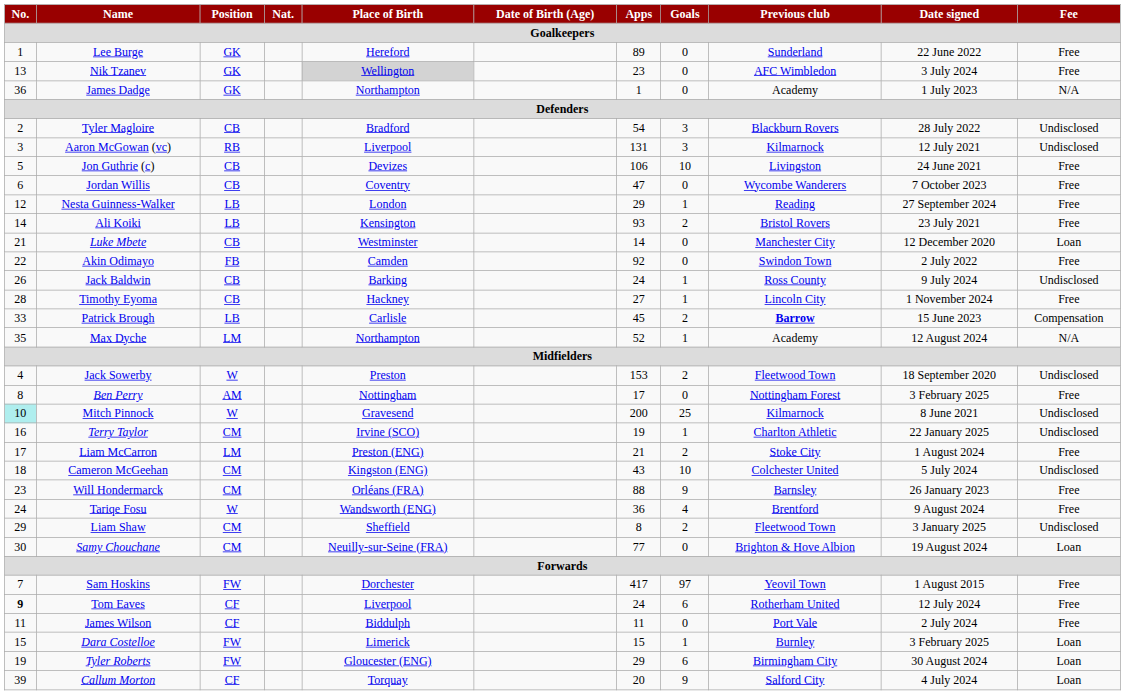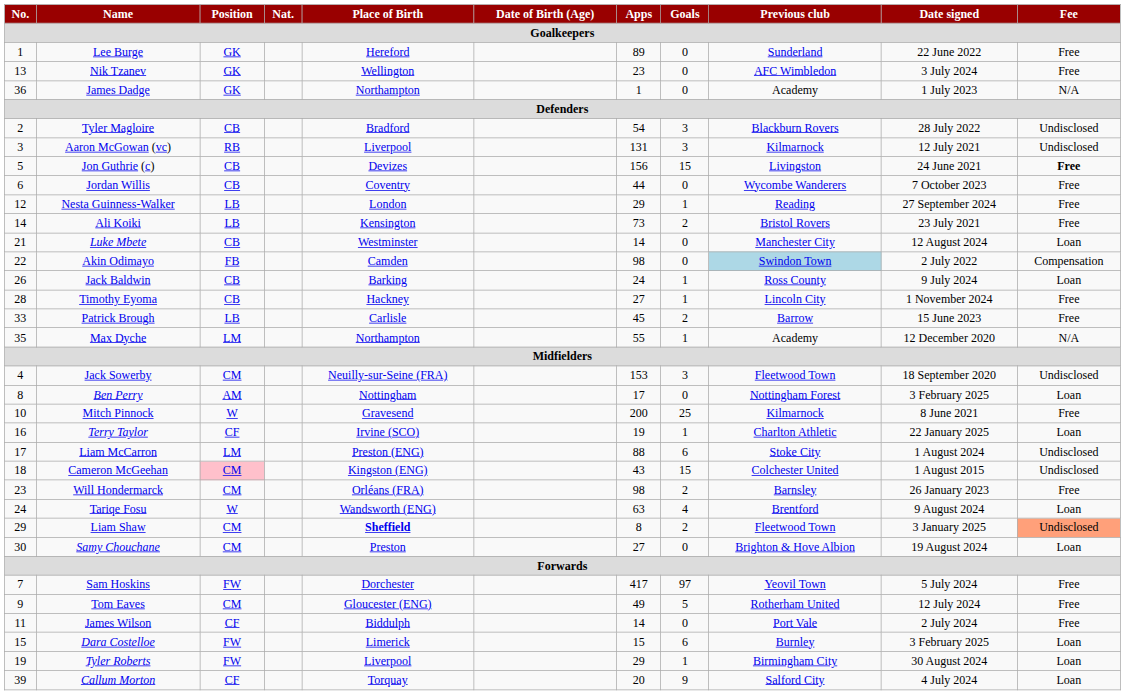(388, 71) lightgrey background -> (388, 71) no background
(639, 166) 106 -> (639, 166) 156
(685, 166) 10 -> (685, 166) 15
(1069, 166) normal -> (1069, 166) bold
(639, 185) 47 -> (639, 185) 44
(639, 223) 93 -> (639, 223) 73
(949, 242) 12 December 2020 -> (949, 242) 12 August 2024
(639, 261) 92 -> (639, 261) 98
(795, 261) no background -> (795, 261) lightblue background
(1069, 261) Free -> (1069, 261) Compensation
(1069, 280) Undisclosed -> (1069, 280) Loan
(795, 318) bold -> (795, 318) normal
(1069, 318) Compensation -> (1069, 318) Free
(639, 337) 52 -> (639, 337) 55
(949, 337) 12 August 2024 -> (949, 337) 12 December 2020
(232, 375) W -> (232, 375) CM
(388, 375) Preston -> (388, 375) Neuilly-sur-Seine (FRA)
(685, 375) 2 -> (685, 375) 3
(1069, 394) Free -> (1069, 394) Loan
(20, 413) paleturquoise background -> (20, 413) no background
(1069, 413) Undisclosed -> (1069, 413) Free
(232, 432) CM -> (232, 432) CF
(1069, 432) Undisclosed -> (1069, 432) Loan
(639, 451) 21 -> (639, 451) 88
(685, 451) 2 -> (685, 451) 6
(1069, 451) Free -> (1069, 451) Undisclosed
(232, 470) no background -> (232, 470) pink background
(685, 470) 10 -> (685, 470) 15
(949, 470) 5 July 2024 -> (949, 470) 1 August 2015
(639, 489) 88 -> (639, 489) 98
(685, 489) 9 -> (685, 489) 2
(639, 508) 36 -> (639, 508) 63
(1069, 508) Free -> (1069, 508) Loan
(388, 527) normal -> (388, 527) bold
(1069, 527) no background -> (1069, 527) lightsalmon background
(388, 546) Neuilly-sur-Seine (FRA) -> (388, 546) Preston
(639, 546) 77 -> (639, 546) 27
(949, 584) 1 August 2015 -> (949, 584) 5 July 2024
(20, 603) bold -> (20, 603) normal
(232, 603) CF -> (232, 603) CM
(388, 603) Liverpool -> (388, 603) Gloucester (ENG)
(639, 603) 24 -> (639, 603) 49
(685, 603) 6 -> (685, 603) 5
(639, 623) 11 -> (639, 623) 14
(685, 642) 1 -> (685, 642) 6
(388, 661) Gloucester (ENG) -> (388, 661) Liverpool
(685, 661) 6 -> (685, 661) 1
